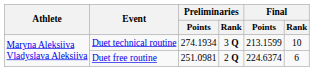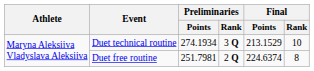(264, 43) 213.1599 -> (264, 43) 213.1529
(199, 58) 251.0981 -> (199, 58) 251.7981
(297, 58) 6 -> (297, 58) 8
